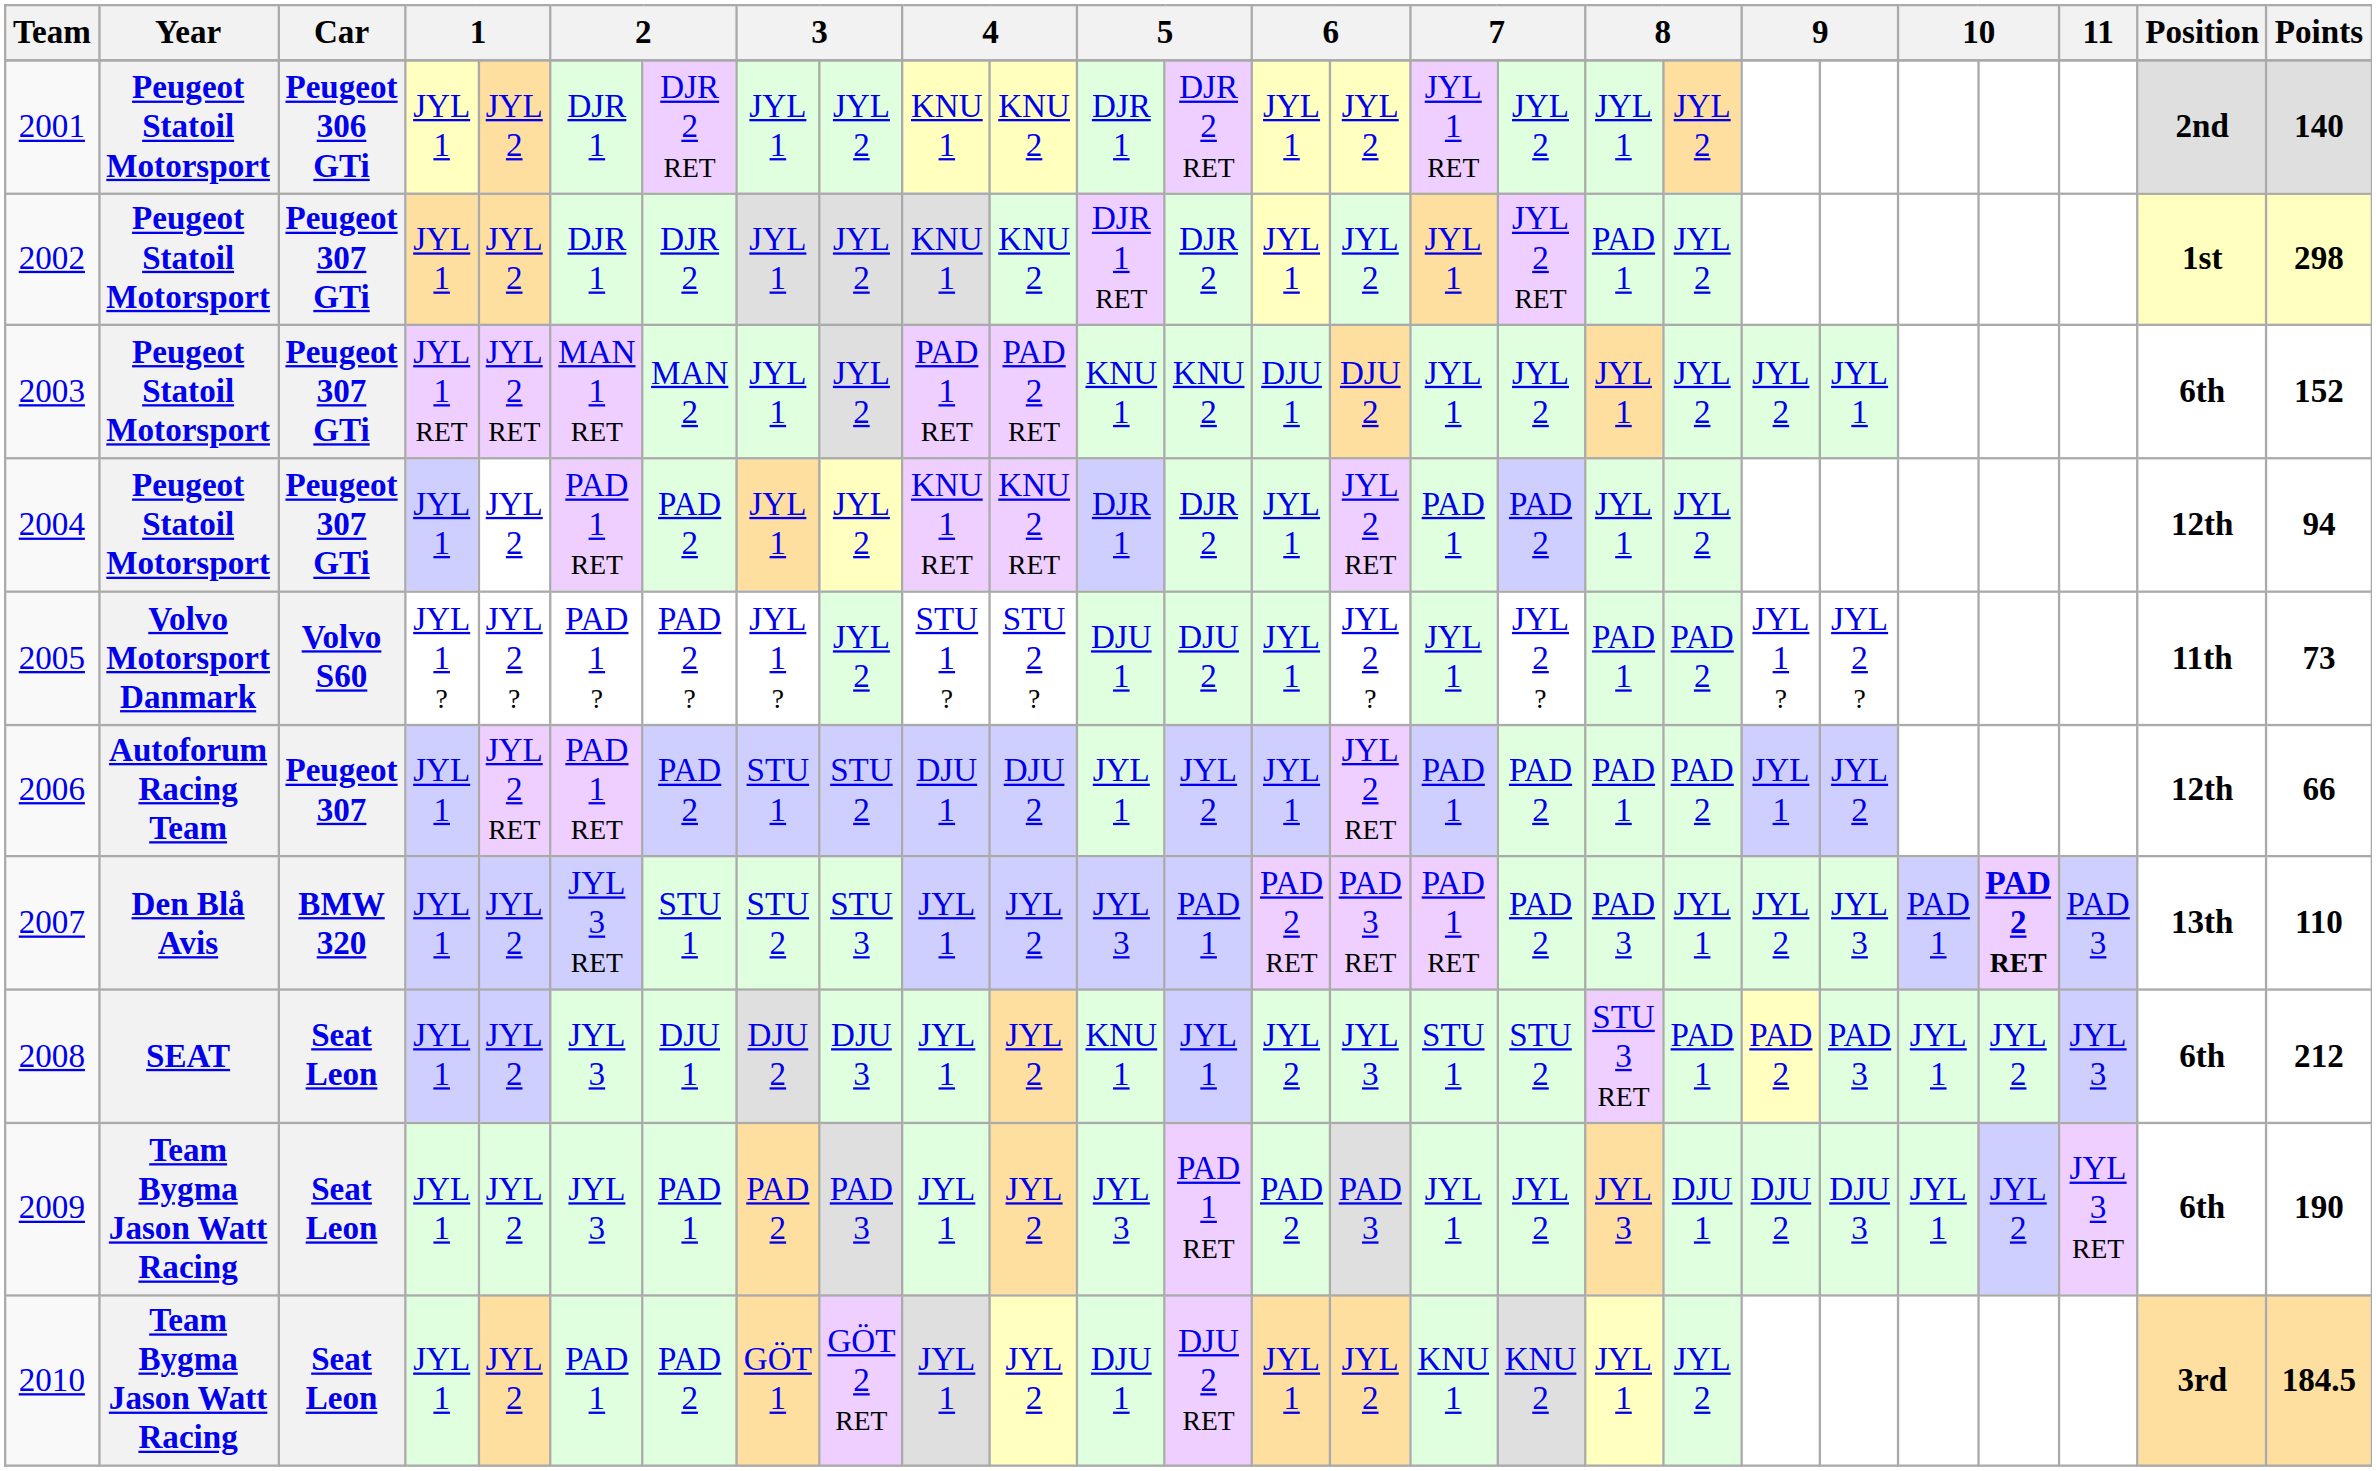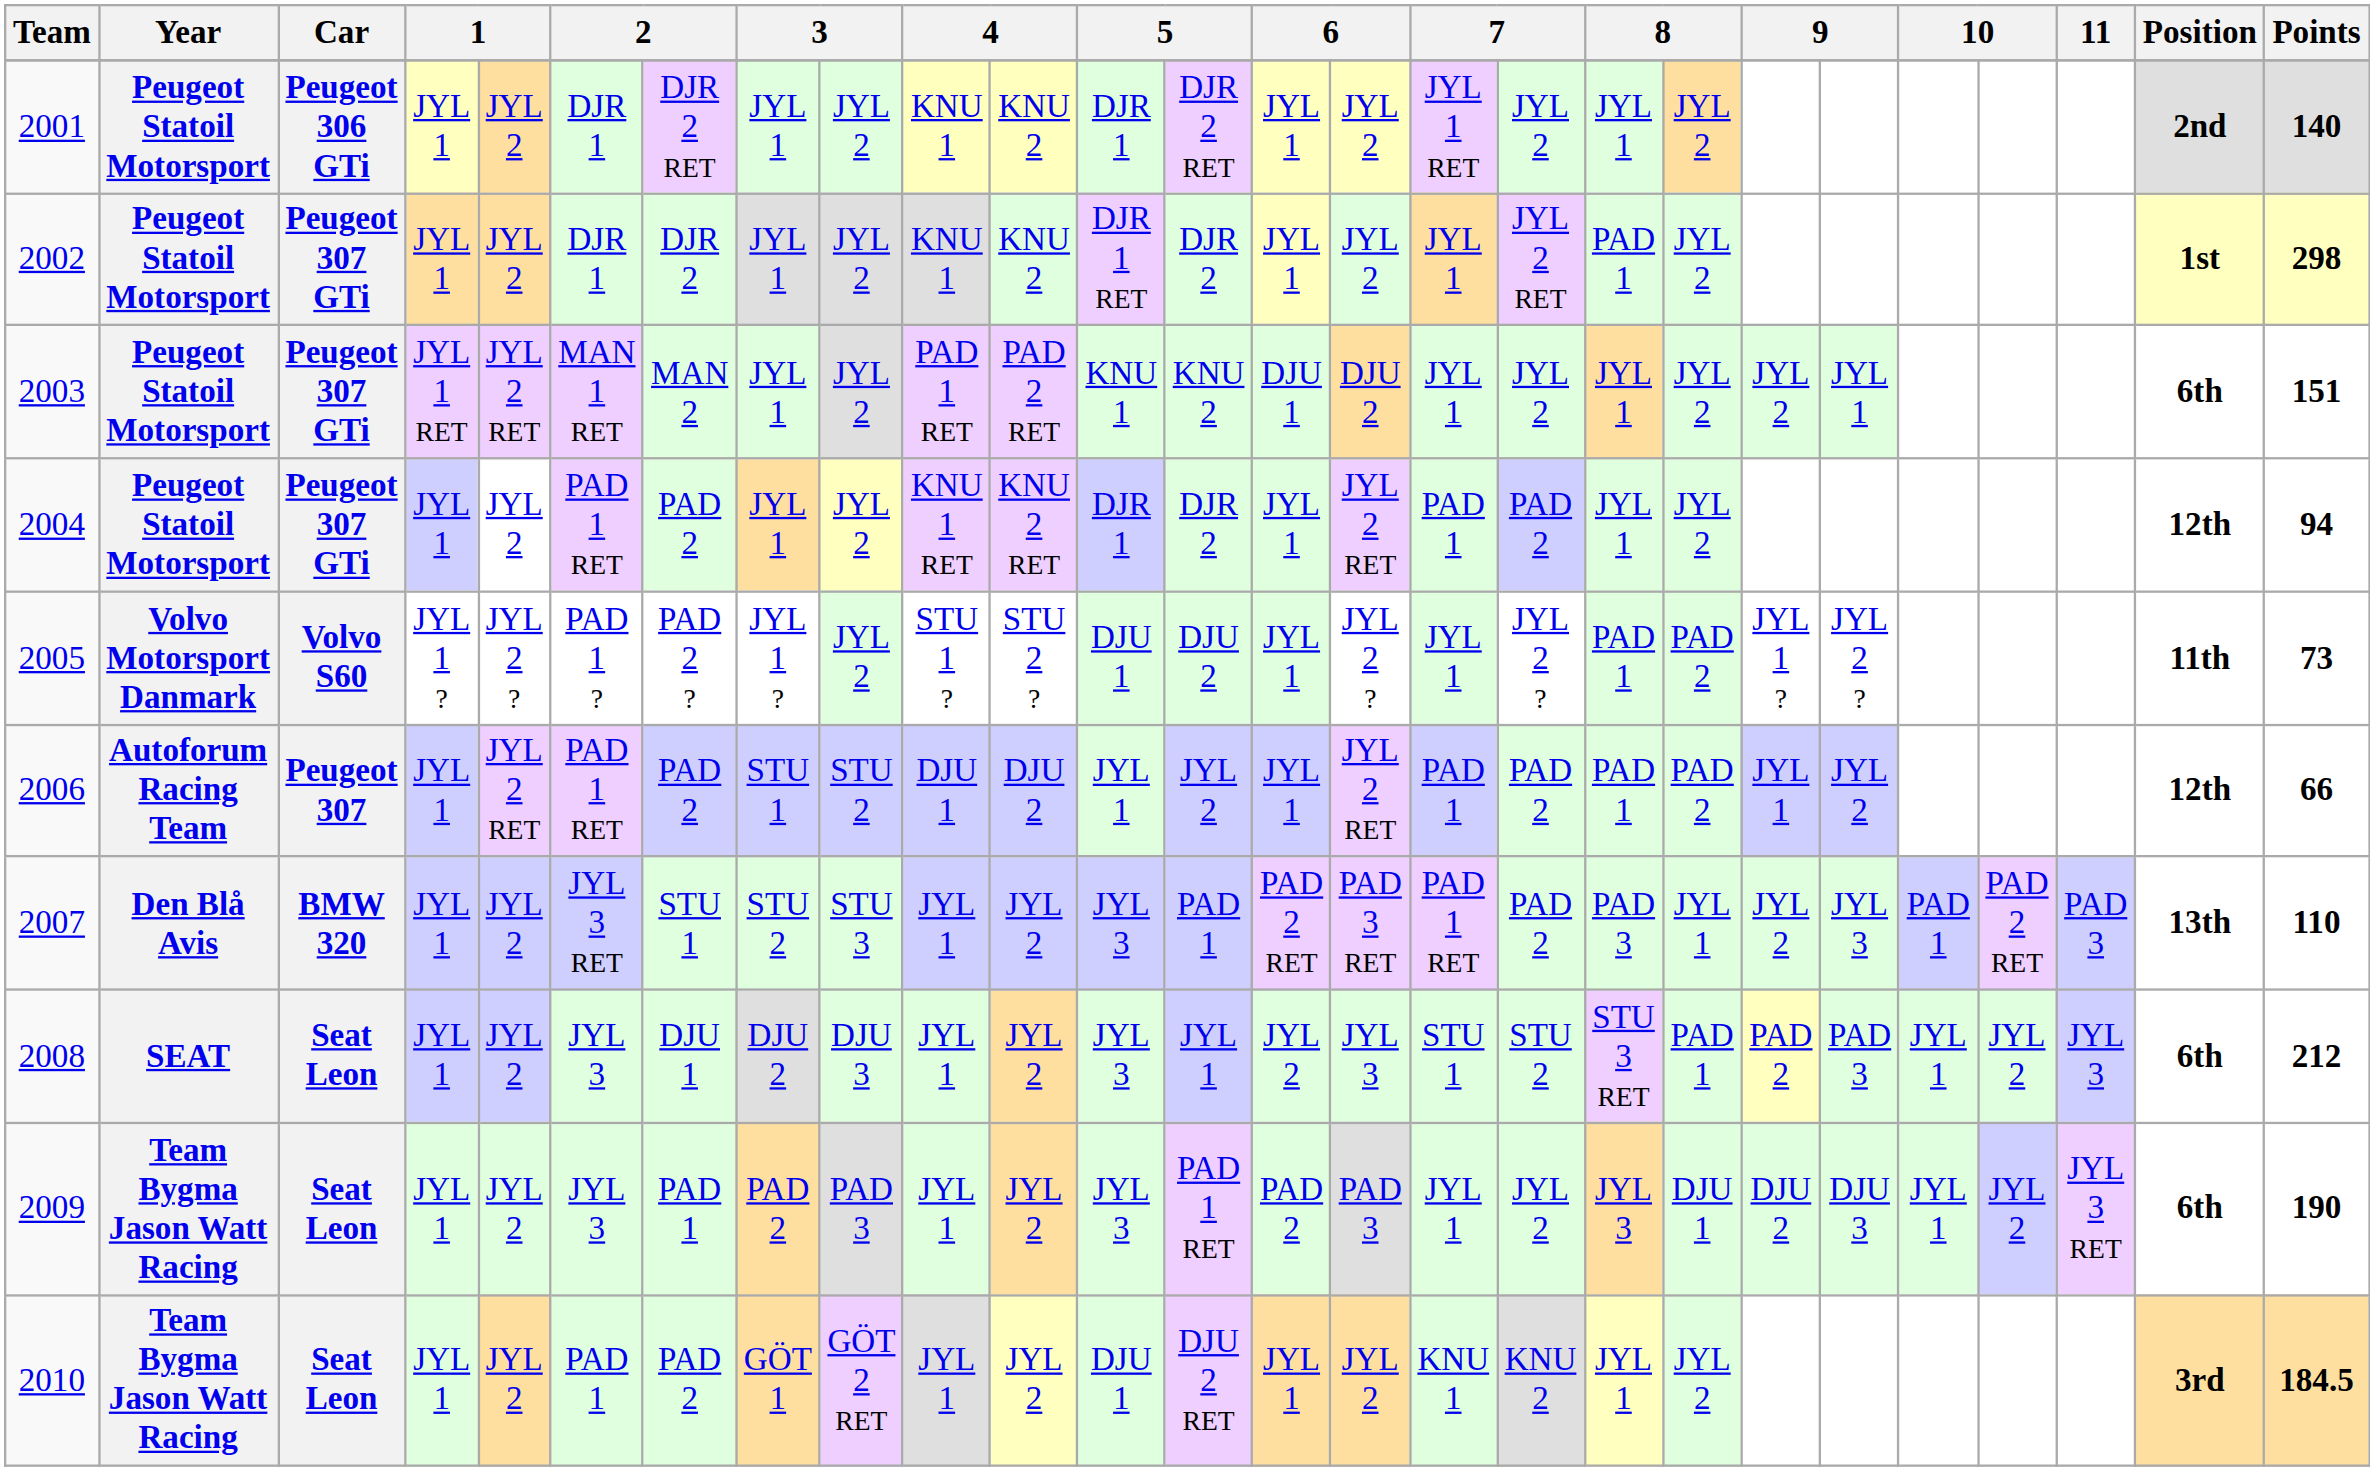(2319, 391) 152 -> (2317, 391) 151
(2018, 922) bold -> (2017, 922) normal
(1121, 1055) KNU 1 -> (1121, 1055) JYL 3
